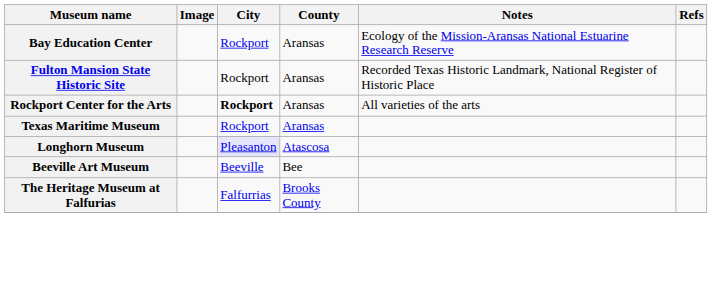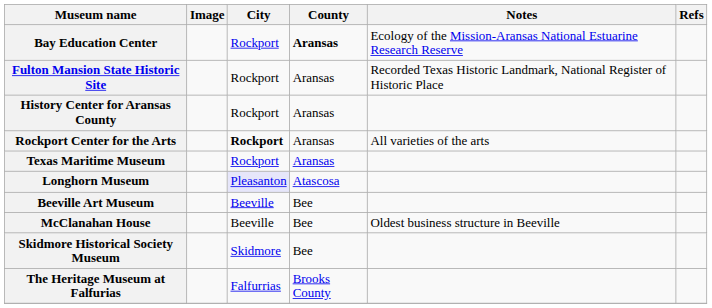(303, 42) normal -> (315, 42) bold
+ row: (96, 112)
+ row: (96, 222)
+ row: (96, 250)
